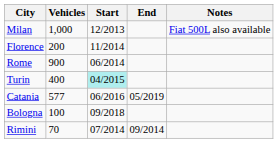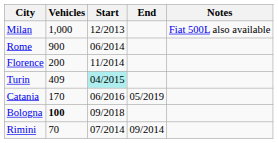rows swapped: (19, 63) <-> (25, 46)
(57, 79) 400 -> (57, 79) 409
(57, 96) 577 -> (57, 96) 170
(57, 113) normal -> (57, 113) bold
